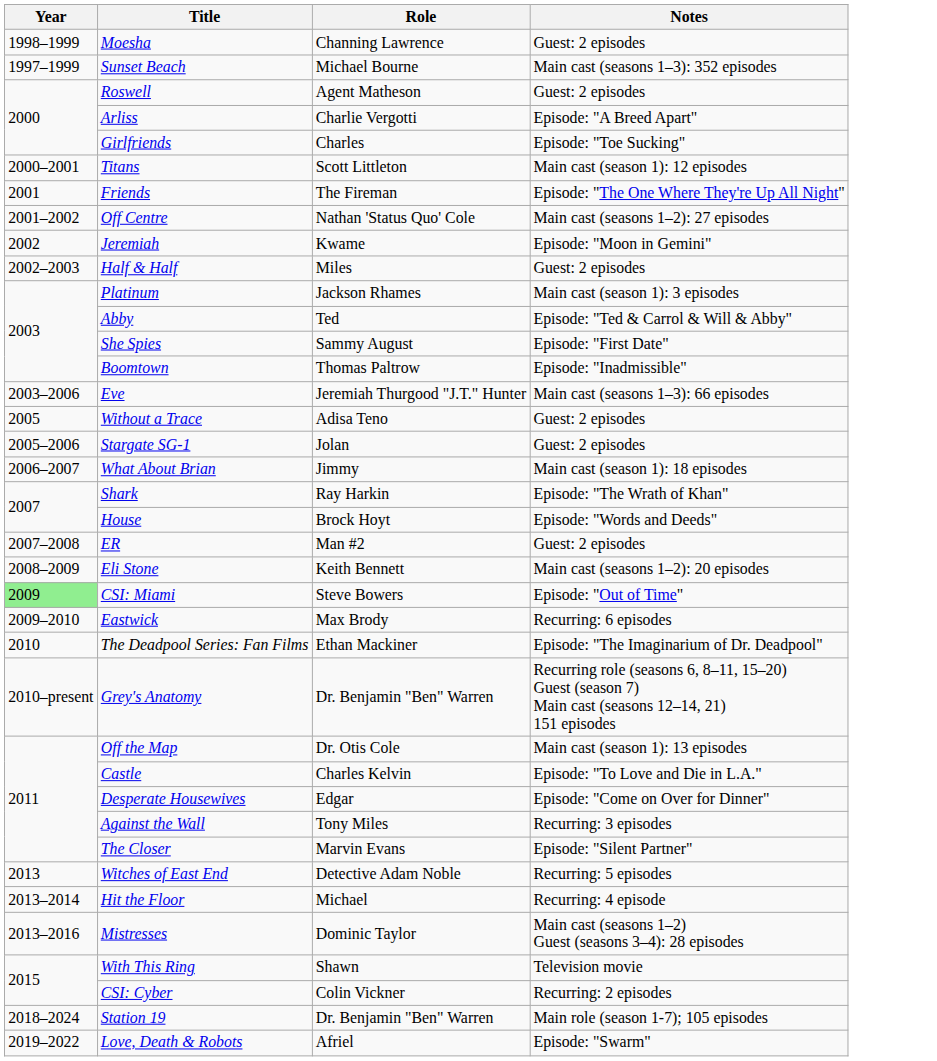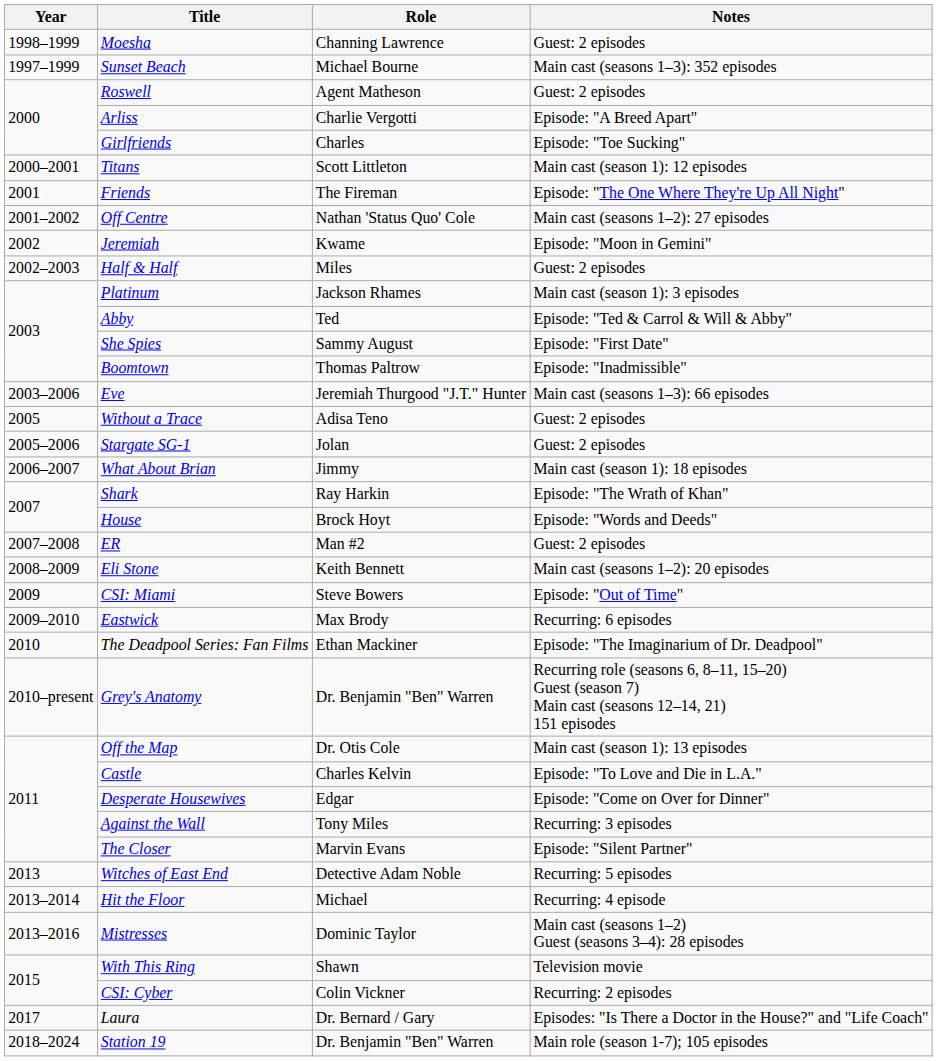(24, 594) lightgreen background -> (24, 594) no background
+ row: (120, 1017)
- row: (172, 1042)
